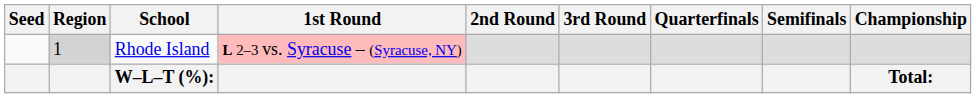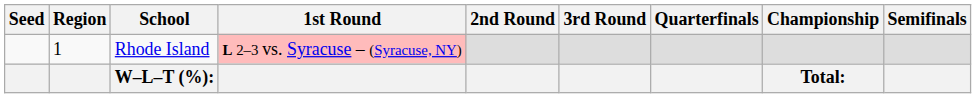columns swapped: (807, 19) <-> (911, 19)
(57, 49) lightgrey background -> (57, 49) no background
